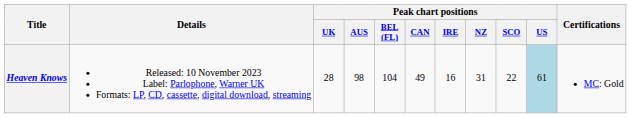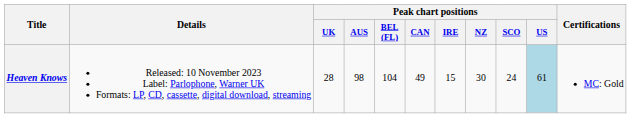(450, 78) 16 -> (450, 78) 15
(481, 78) 31 -> (481, 78) 30
(511, 78) 22 -> (511, 78) 24
